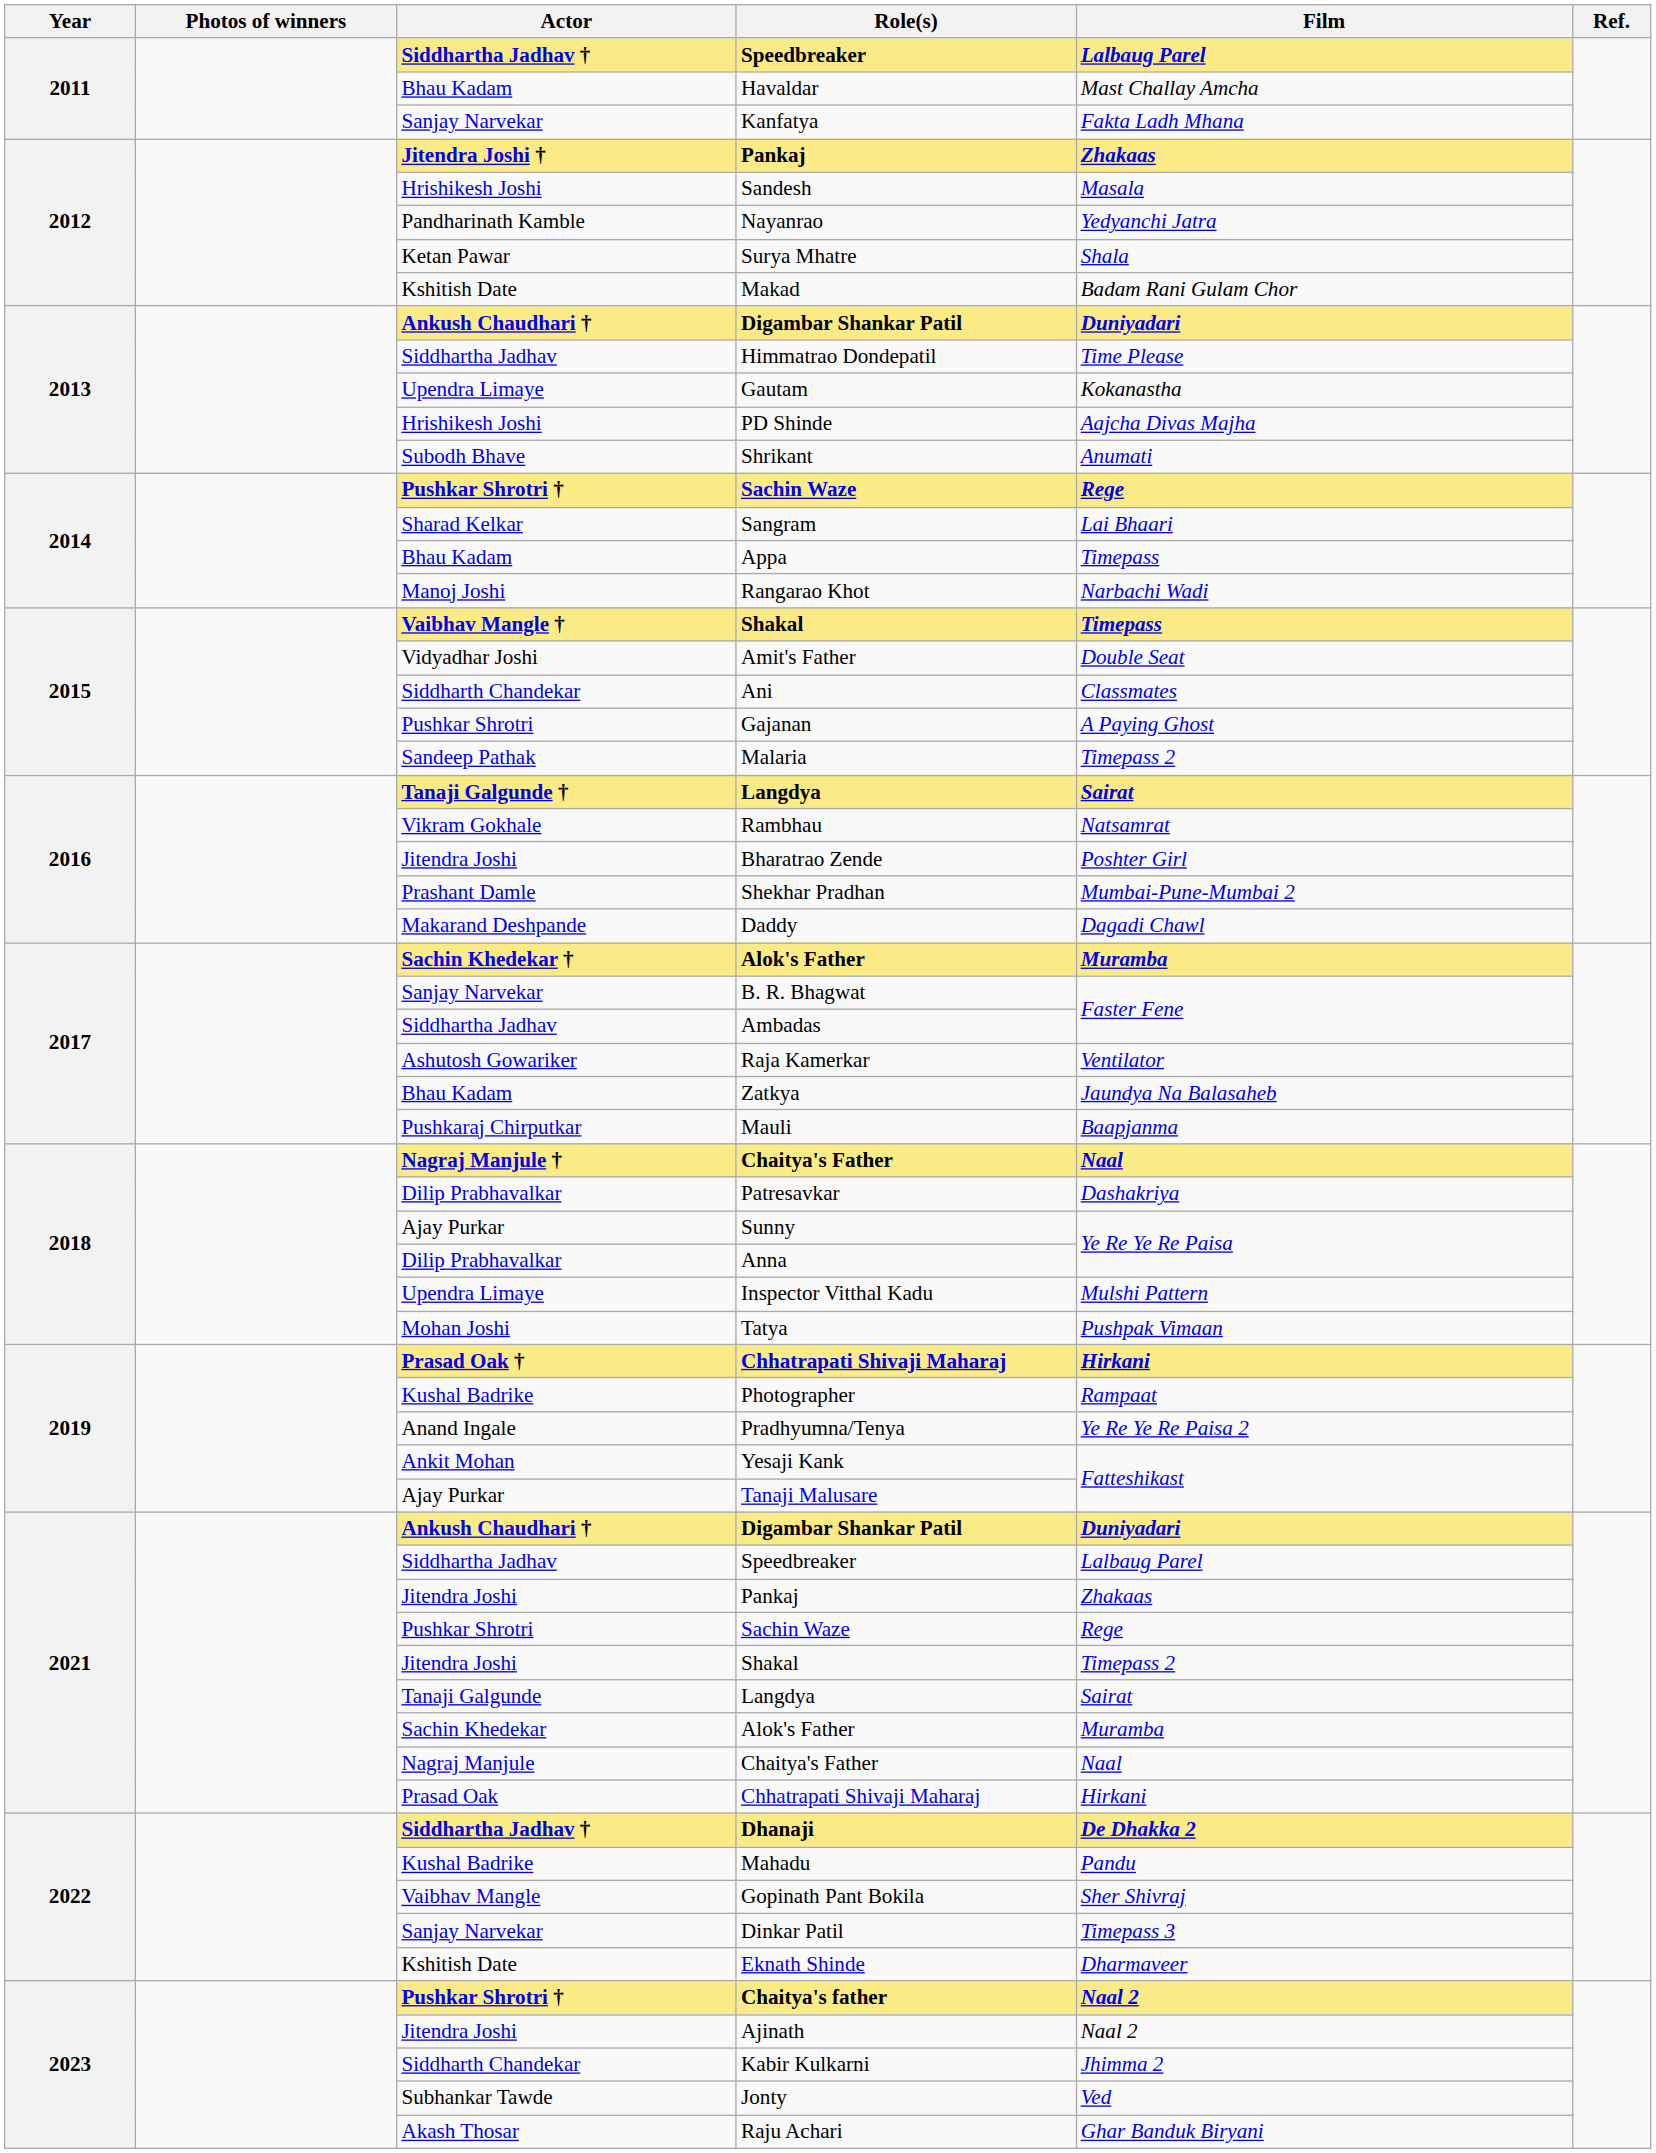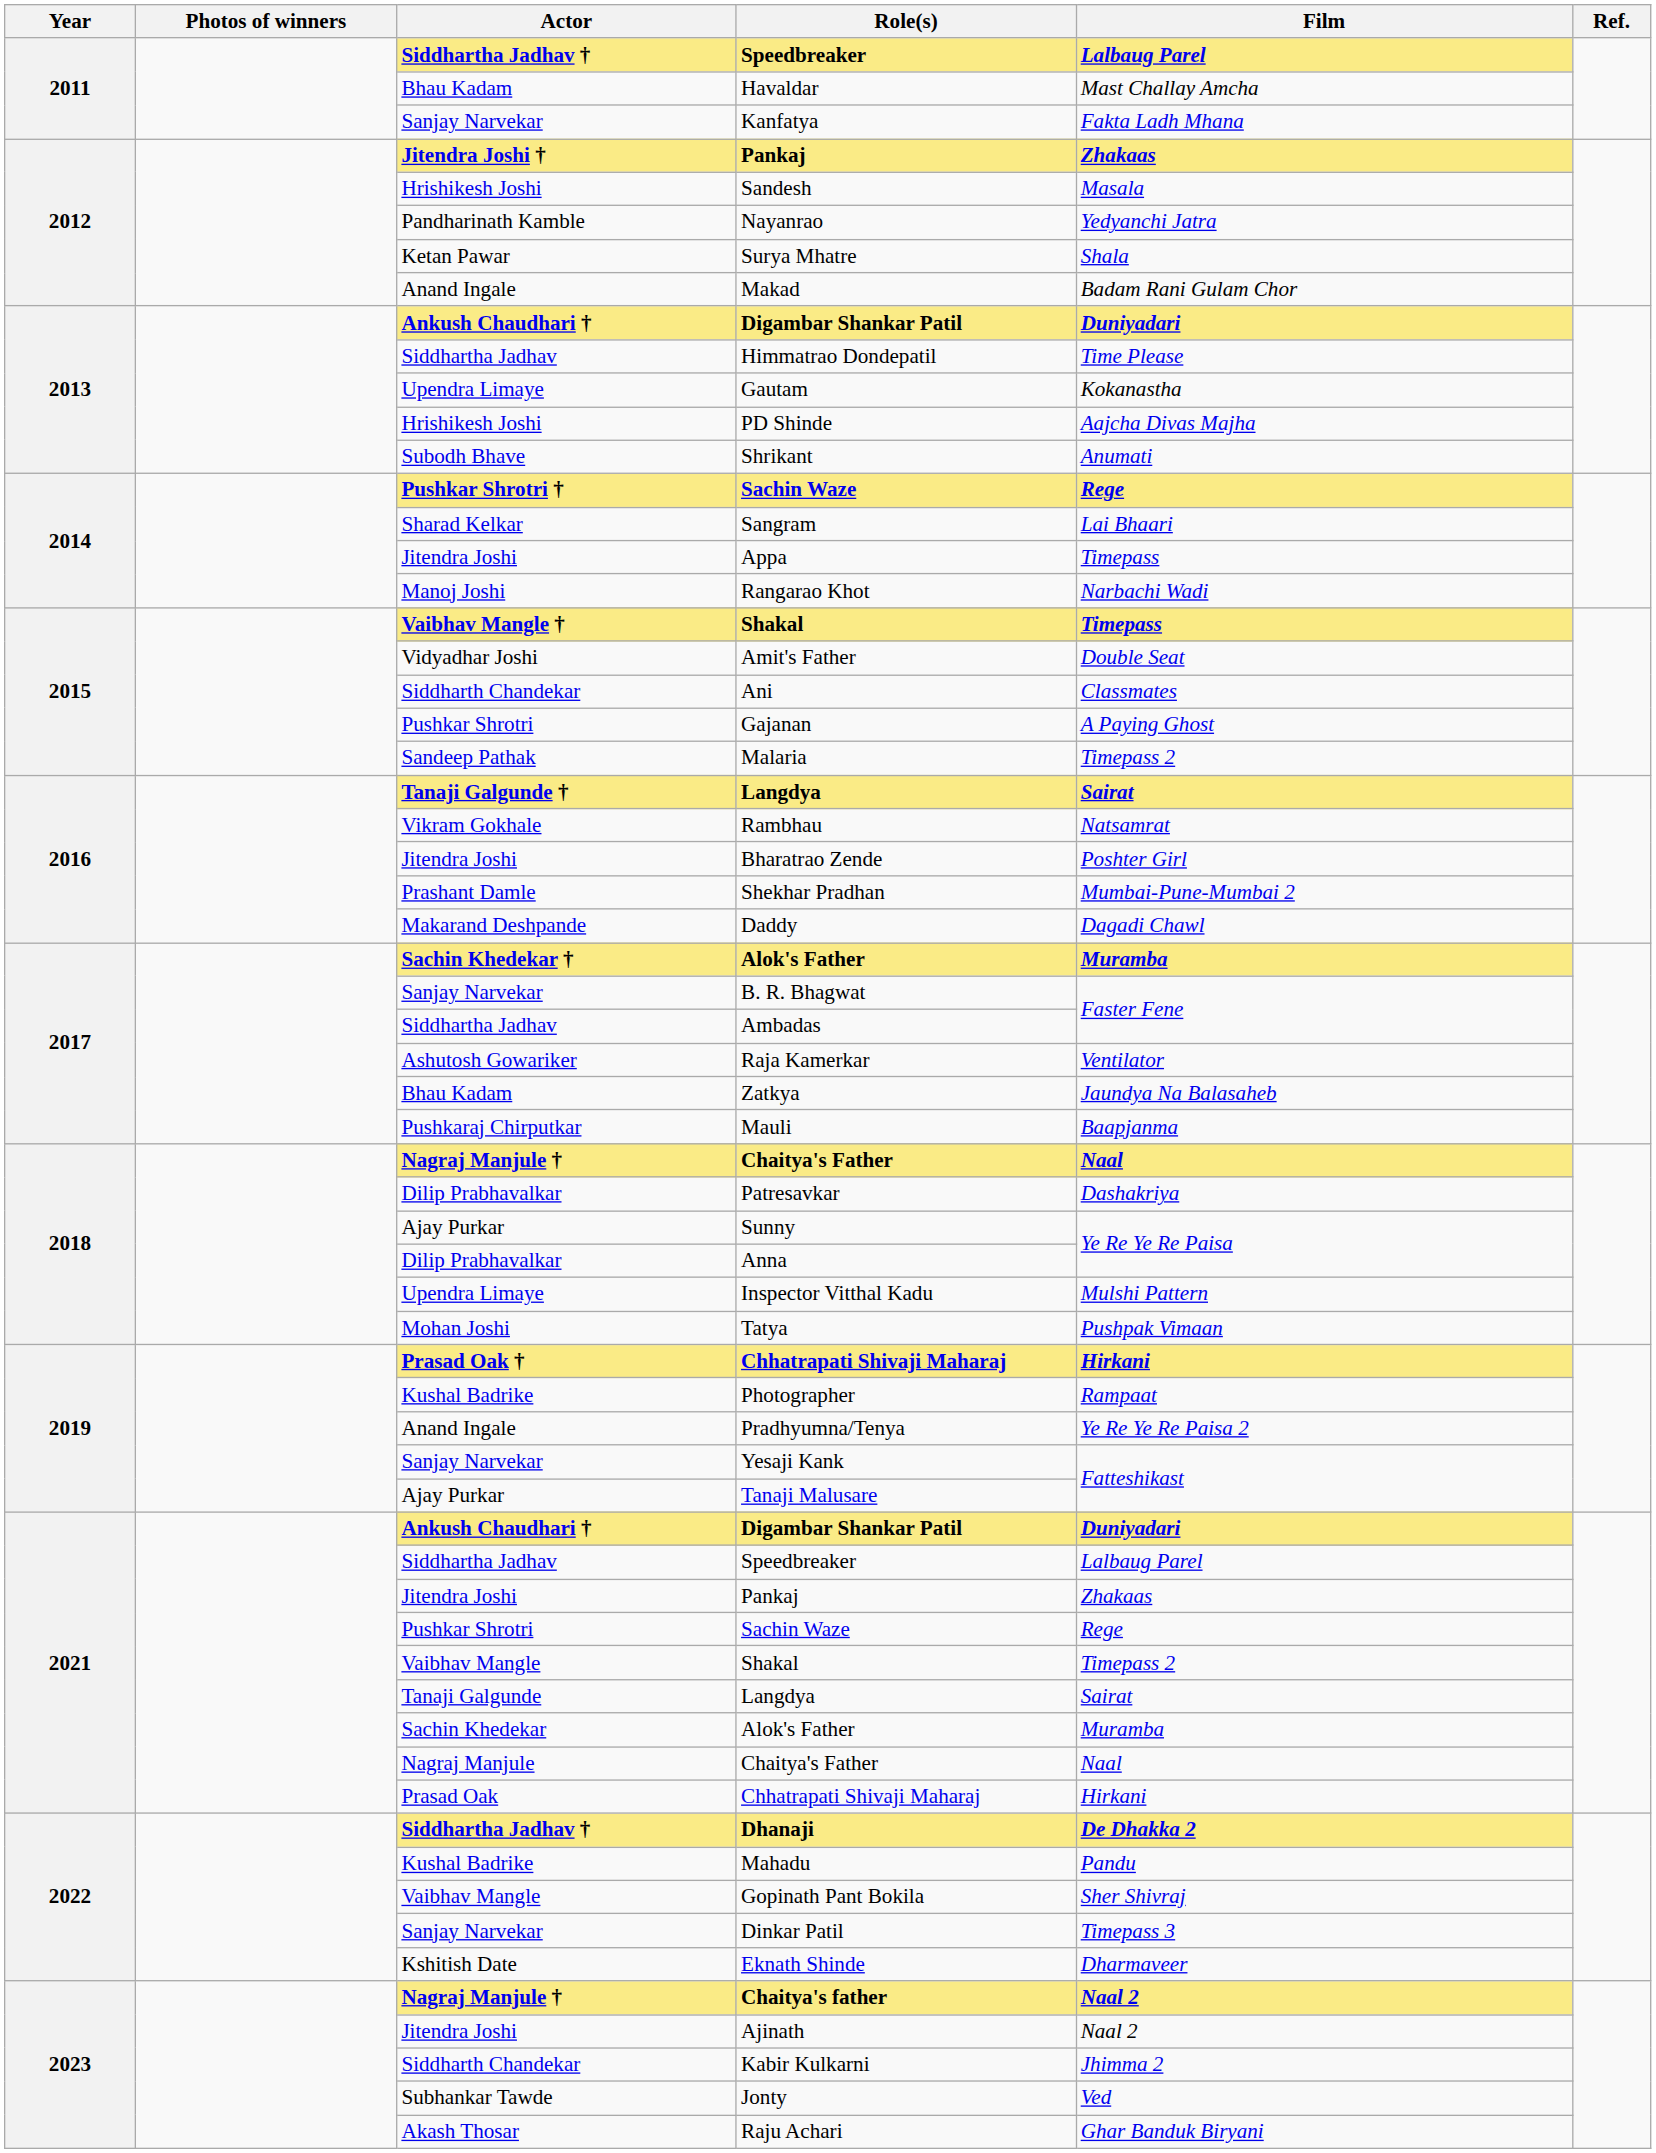(459, 289) Kshitish Date -> (459, 289) Anand Ingale
(457, 557) Bhau Kadam -> (459, 557) Jitendra Joshi
(458, 1461) Ankit Mohan -> (472, 1461) Sanjay Narvekar
(459, 1662) Jitendra Joshi -> (471, 1662) Vaibhav Mangle
(483, 1997) Pushkar Shrotri † -> (482, 1997) Nagraj Manjule †
